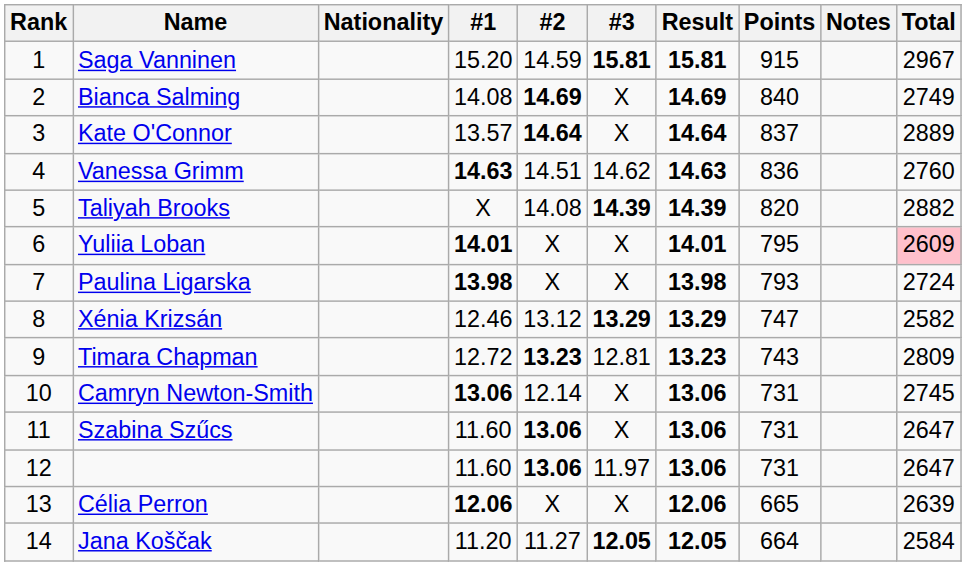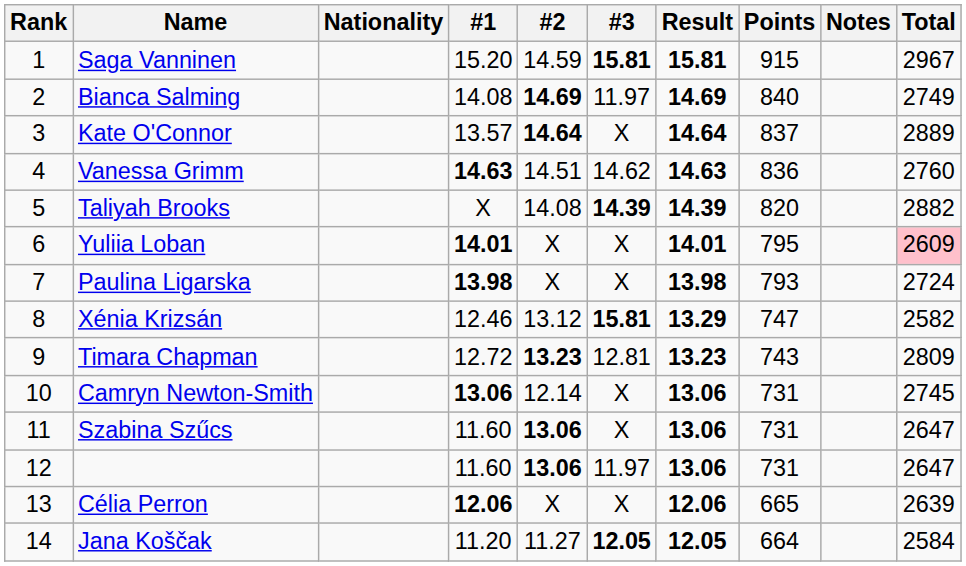(622, 97) X -> (622, 97) 11.97
(622, 319) 13.29 -> (622, 319) 15.81
